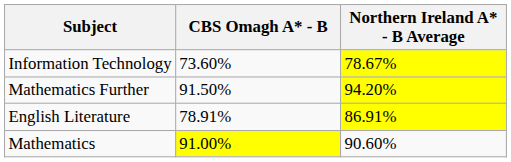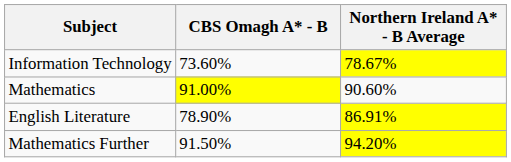rows swapped: (52, 143) <-> (79, 90)
(205, 116) 78.91% -> (205, 116) 78.90%
